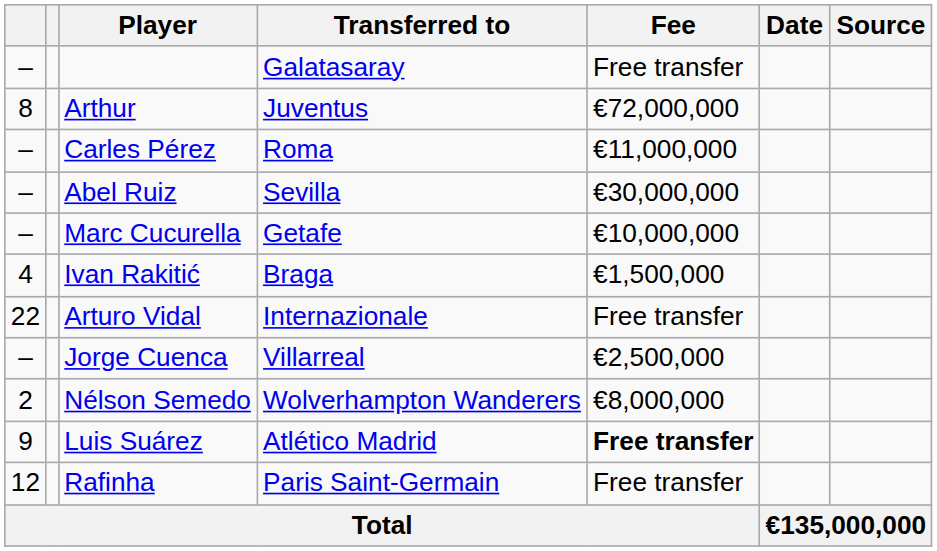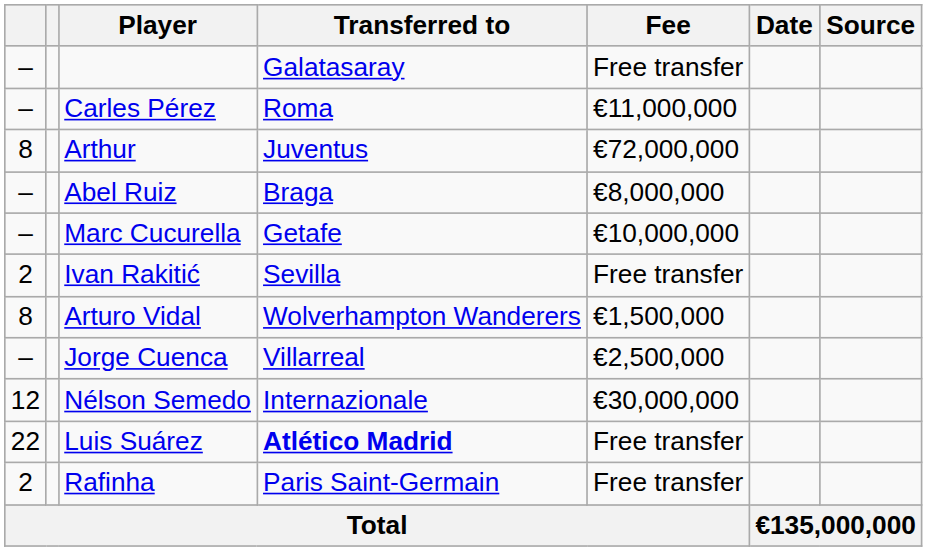rows swapped: (100, 108) <-> (140, 150)
(302, 191) Sevilla -> (298, 191) Braga
(666, 191) €30,000,000 -> (659, 191) €8,000,000
(25, 274) 4 -> (25, 274) 2
(298, 274) Braga -> (302, 274) Sevilla
(659, 274) €1,500,000 -> (668, 274) Free transfer
(25, 316) 22 -> (25, 316) 8
(345, 316) Internazionale -> (422, 316) Wolverhampton Wanderers
(668, 316) Free transfer -> (659, 316) €1,500,000
(25, 399) 2 -> (25, 399) 12
(422, 399) Wolverhampton Wanderers -> (345, 399) Internazionale
(659, 399) €8,000,000 -> (666, 399) €30,000,000
(25, 441) 9 -> (25, 441) 22
(350, 441) normal -> (358, 441) bold
(673, 441) bold -> (668, 441) normal
(25, 483) 12 -> (25, 483) 2
